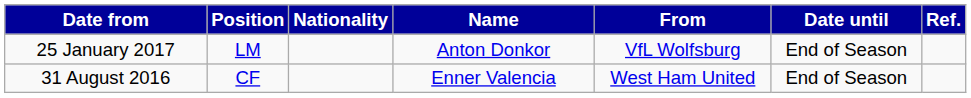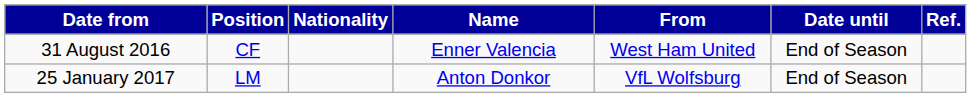rows swapped: (106, 78) <-> (106, 49)
